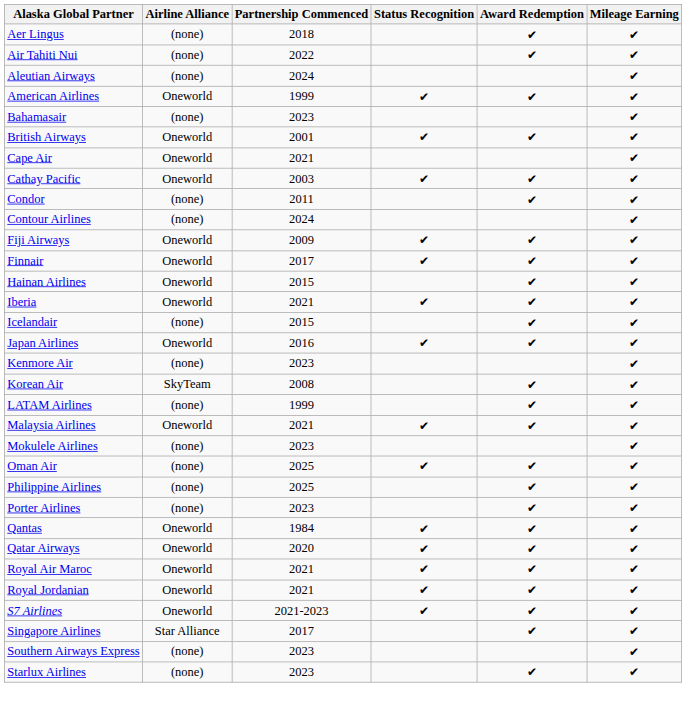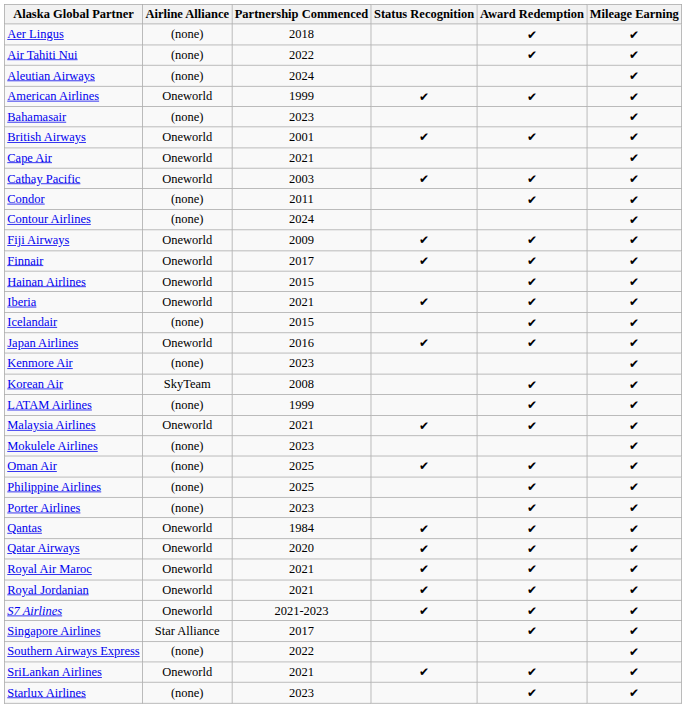(301, 651) 2023 -> (301, 651) 2022
+ row: (55, 672)
